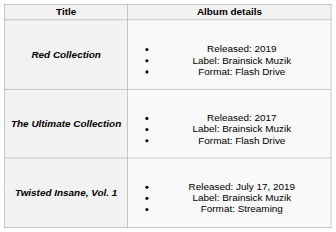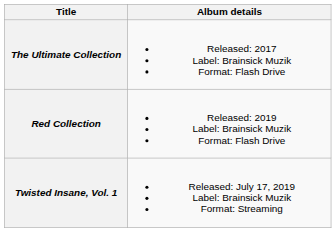rows swapped: (66, 123) <-> (66, 54)
